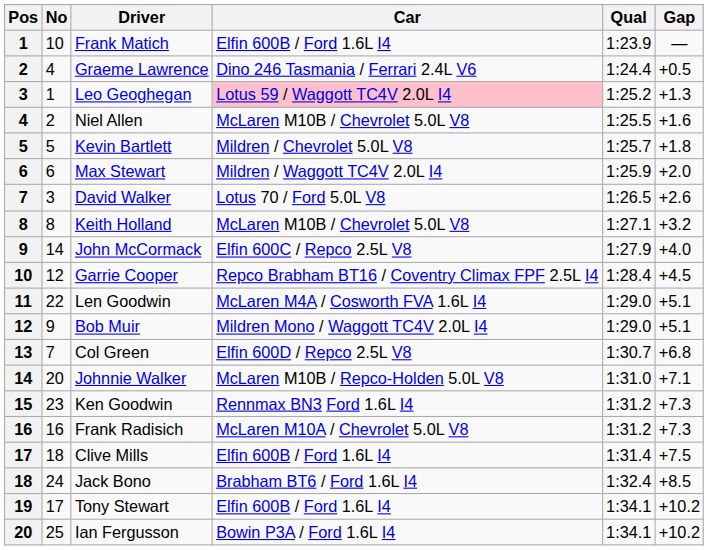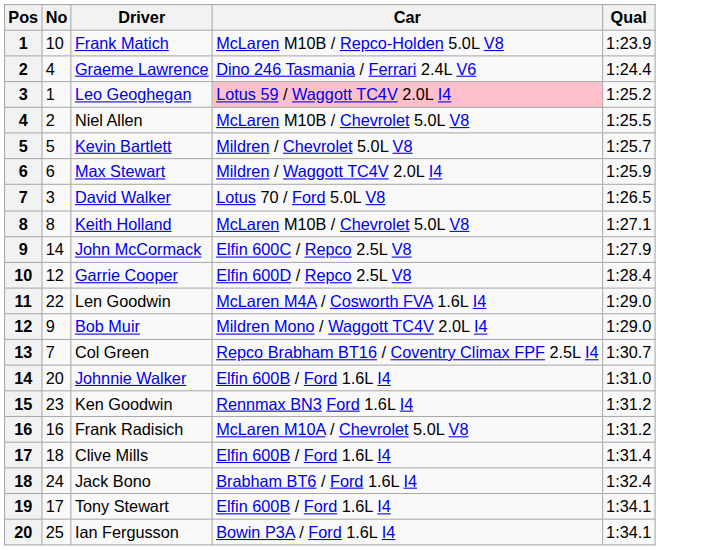- column: (679, 18)
(303, 43) Elfin 600B / Ford 1.6L I4 -> (360, 43) McLaren M10B / Repco-Holden 5.0L V8
(407, 275) Repco Brabham BT16 / Coventry Climax FPF 2.5L I4 -> (314, 275) Elfin 600D / Repco 2.5L V8
(314, 352) Elfin 600D / Repco 2.5L V8 -> (407, 352) Repco Brabham BT16 / Coventry Climax FPF 2.5L I4
(360, 378) McLaren M10B / Repco-Holden 5.0L V8 -> (303, 378) Elfin 600B / Ford 1.6L I4
